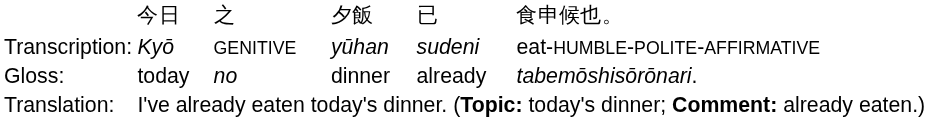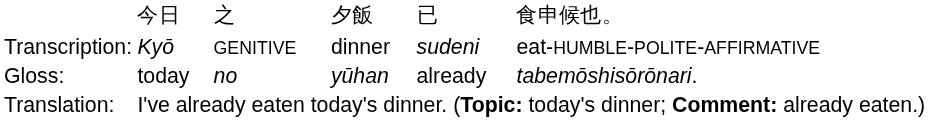(360, 47) yūhan -> (360, 47) dinner
(360, 76) dinner -> (360, 76) yūhan
